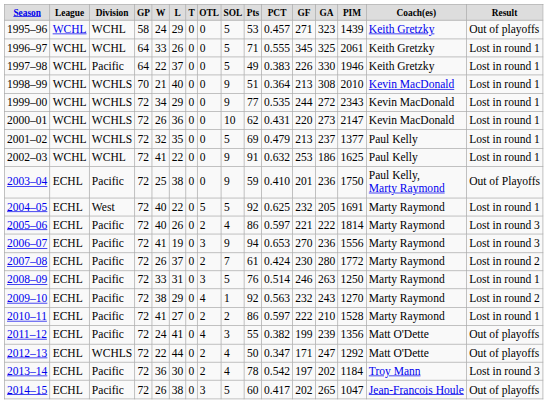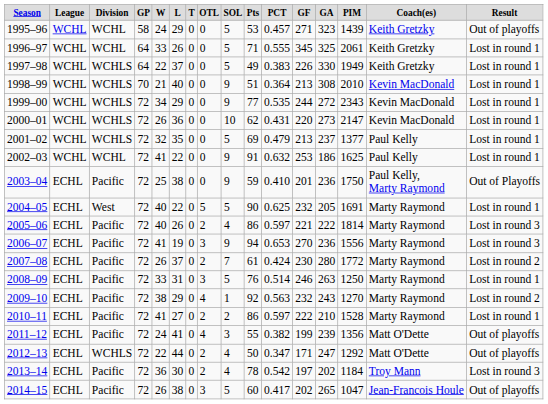(108, 66) Pacific -> (112, 66) WCHLS
(352, 66) 1946 -> (352, 66) 1949
(253, 207) 92 -> (253, 207) 90
